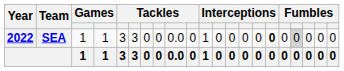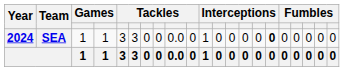(20, 38) 2022 -> (20, 38) 2024
(297, 38) lightgrey background -> (297, 38) no background
